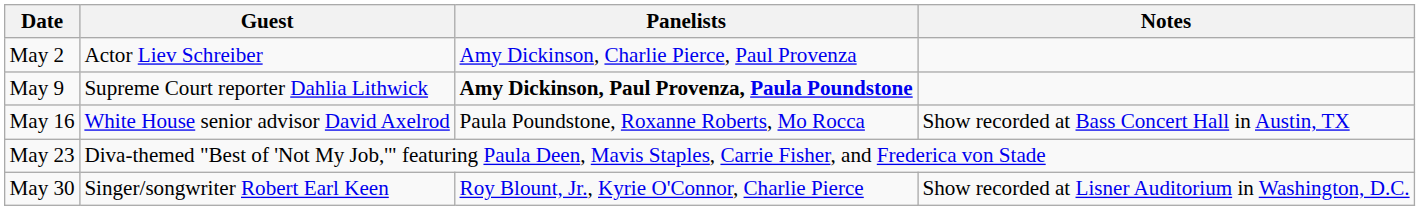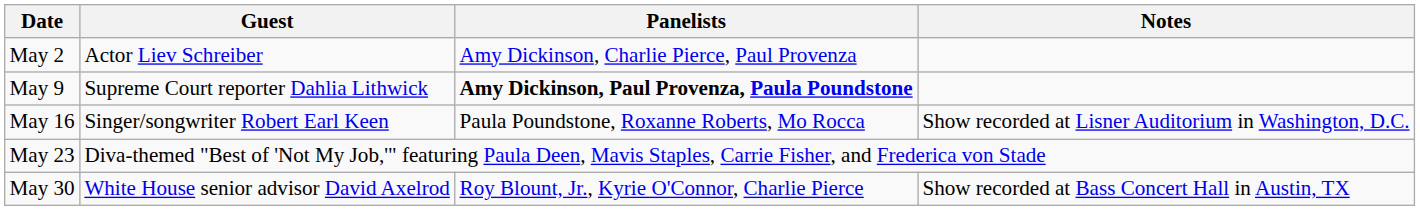(267, 121) White House senior advisor David Axelrod -> (237, 121) Singer/songwriter Robert Earl Keen
(1136, 121) Show recorded at Bass Concert Hall in Austin, TX -> (1166, 121) Show recorded at Lisner Auditorium in Washington, D.C.
(237, 188) Singer/songwriter Robert Earl Keen -> (267, 188) White House senior advisor David Axelrod
(1166, 188) Show recorded at Lisner Auditorium in Washington, D.C. -> (1136, 188) Show recorded at Bass Concert Hall in Austin, TX
